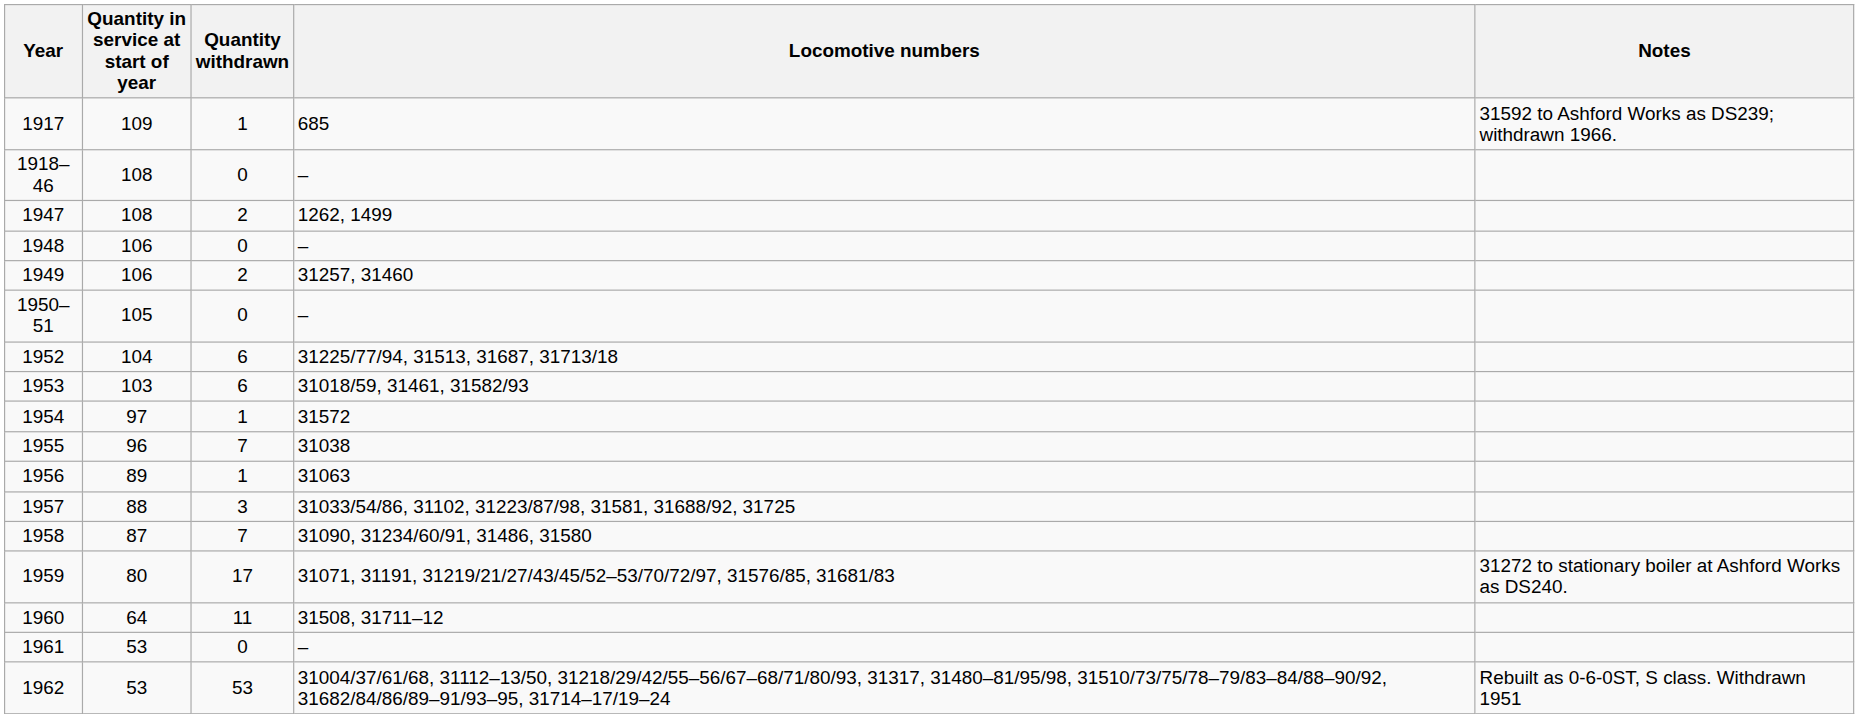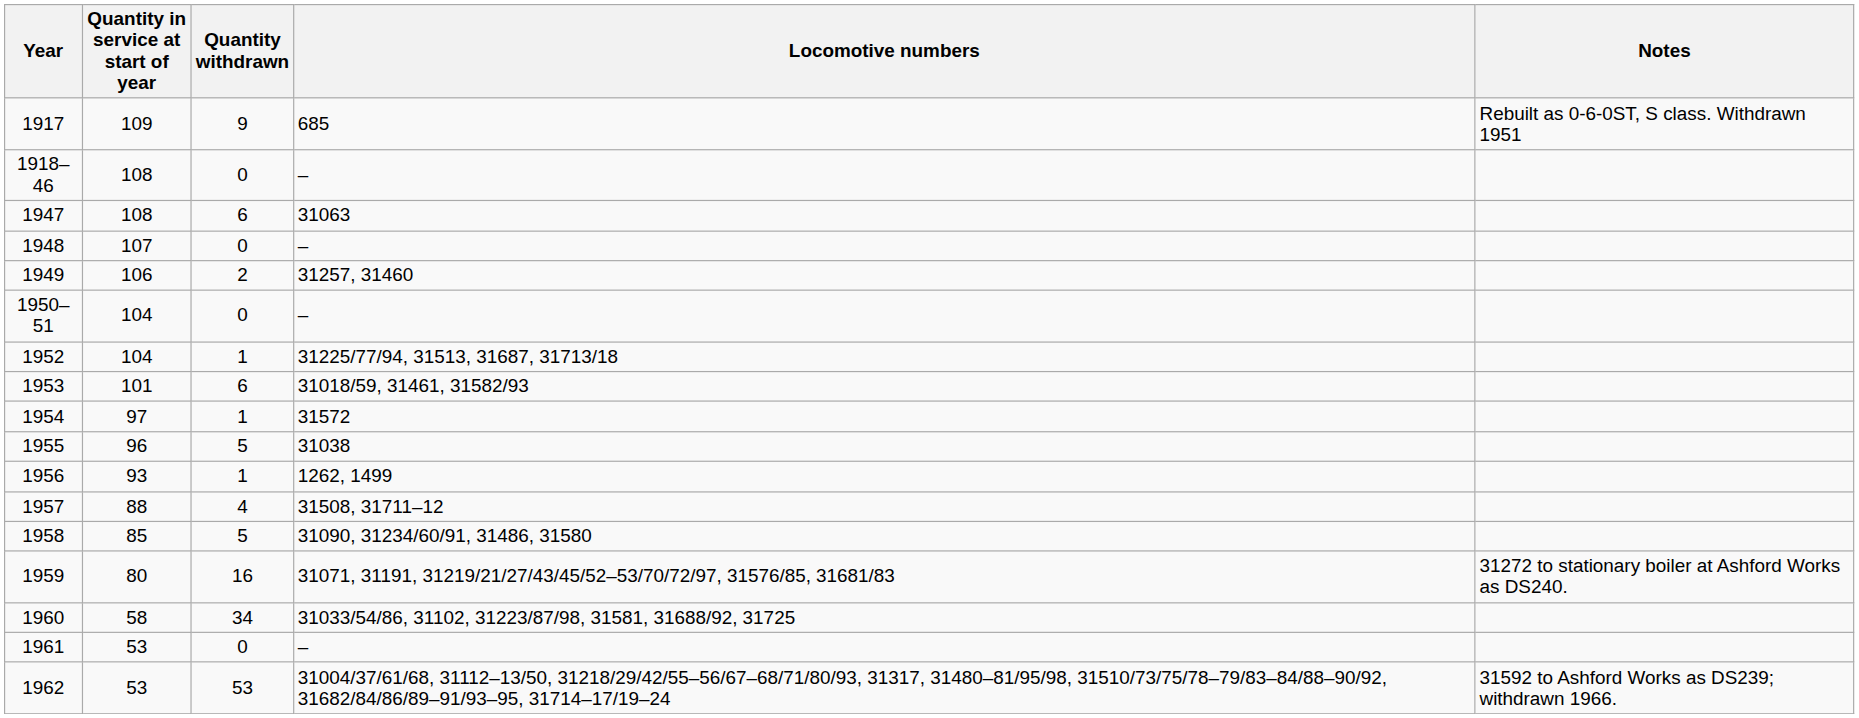(242, 123) 1 -> (242, 123) 9
(1627, 123) 31592 to Ashford Works as DS239; withdrawn 1966. -> (1643, 123) Rebuilt as 0-6-0ST, S class. Withdrawn 1951
(242, 215) 2 -> (242, 215) 6
(345, 215) 1262, 1499 -> (324, 215) 31063
(137, 245) 106 -> (137, 245) 107
(137, 315) 105 -> (137, 315) 104
(242, 356) 6 -> (242, 356) 1
(137, 386) 103 -> (137, 386) 101
(242, 446) 7 -> (242, 446) 5
(137, 476) 89 -> (137, 476) 93
(324, 476) 31063 -> (345, 476) 1262, 1499
(242, 506) 3 -> (242, 506) 4
(546, 506) 31033/54/86, 31102, 31223/87/98, 31581, 31688/92, 31725 -> (371, 506) 31508, 31711–12
(137, 536) 87 -> (137, 536) 85
(242, 536) 7 -> (242, 536) 5
(242, 576) 17 -> (242, 576) 16
(137, 617) 64 -> (137, 617) 58
(242, 617) 11 -> (242, 617) 34
(371, 617) 31508, 31711–12 -> (546, 617) 31033/54/86, 31102, 31223/87/98, 31581, 31688/92, 31725
(1643, 687) Rebuilt as 0-6-0ST, S class. Withdrawn 1951 -> (1627, 687) 31592 to Ashford Works as DS239; withdrawn 1966.
